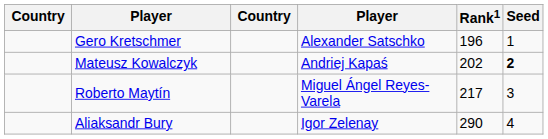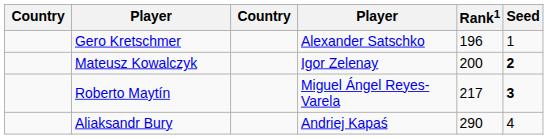(344, 63) Andriej Kapaś -> (340, 63) Igor Zelenay
(471, 63) 202 -> (471, 63) 200
(510, 93) normal -> (510, 93) bold
(340, 123) Igor Zelenay -> (344, 123) Andriej Kapaś
